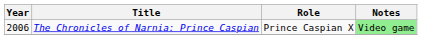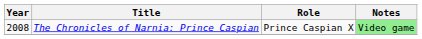(18, 27) 2006 -> (18, 27) 2008
